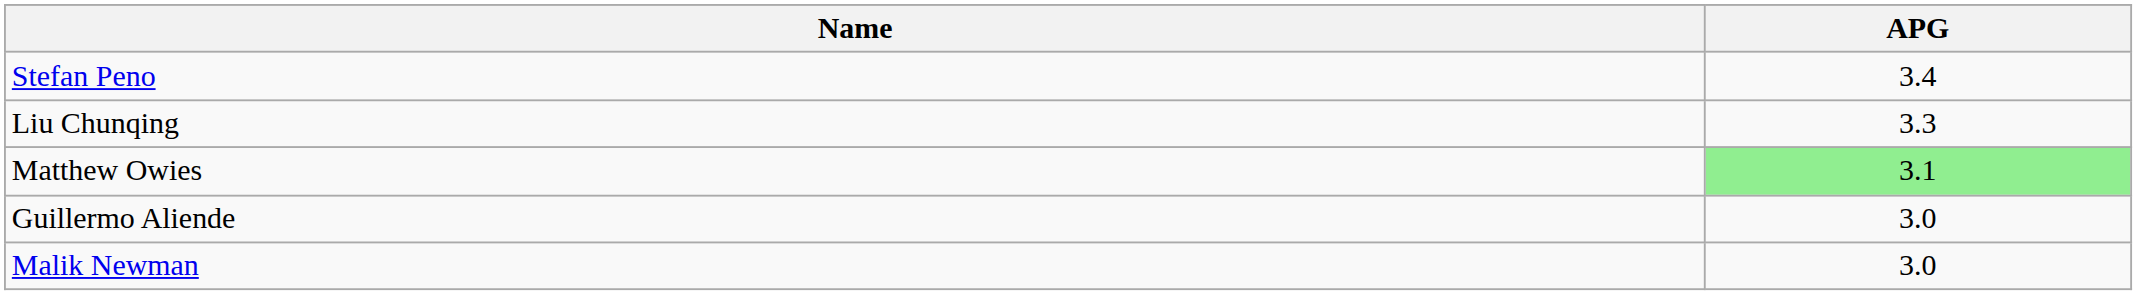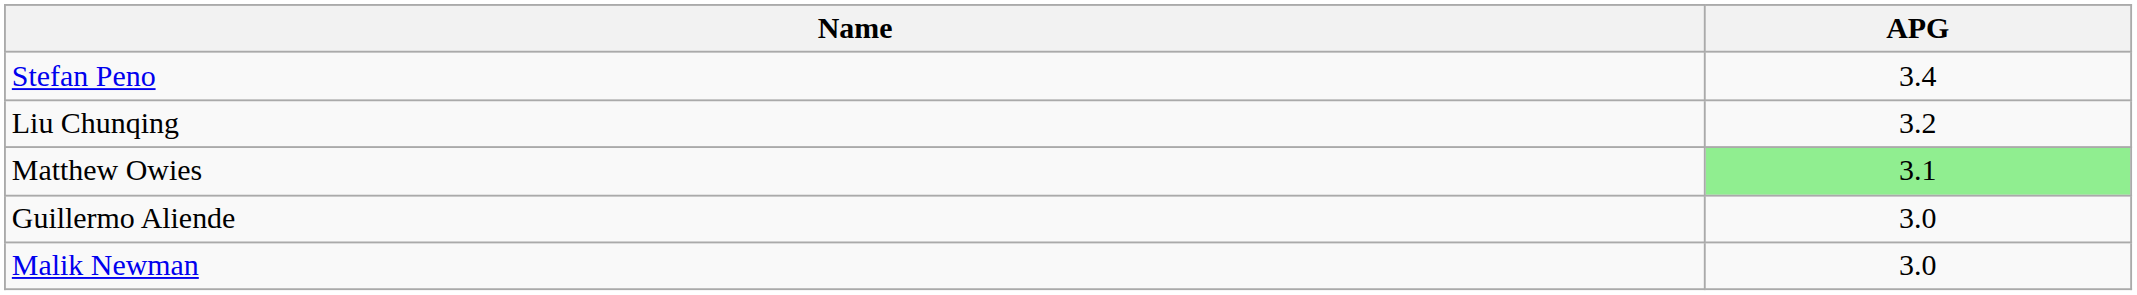(1918, 123) 3.3 -> (1918, 123) 3.2
